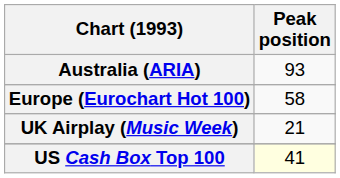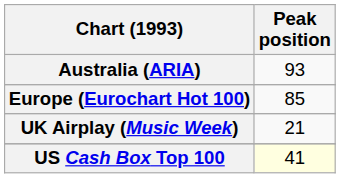(295, 98) 58 -> (295, 98) 85
